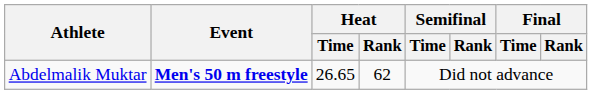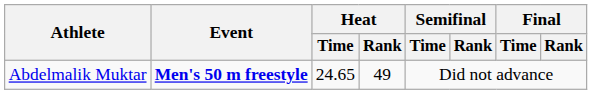(335, 75) 26.65 -> (335, 75) 24.65
(382, 75) 62 -> (382, 75) 49
